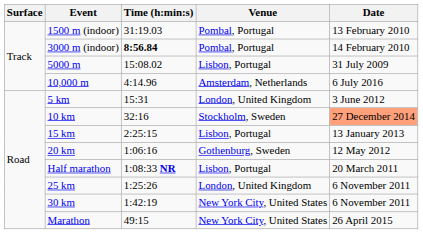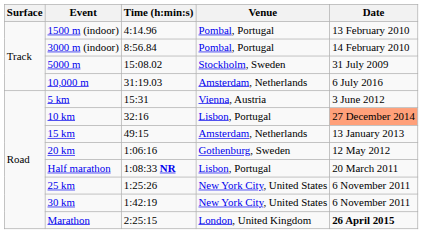(143, 30) 31:19.03 -> (140, 30) 4:14.96
(141, 47) bold -> (140, 47) normal
(235, 64) Lisbon, Portugal -> (242, 64) Stockholm, Sweden
(140, 82) 4:14.96 -> (143, 82) 31:19.03
(255, 99) London, United Kingdom -> (232, 99) Vienna, Austria
(242, 116) Stockholm, Sweden -> (235, 116) Lisbon, Portugal
(140, 133) 2:25:15 -> (136, 133) 49:15
(235, 133) Lisbon, Portugal -> (253, 133) Amsterdam, Netherlands
(255, 185) London, United Kingdom -> (263, 185) New York City, United States
(136, 220) 49:15 -> (140, 220) 2:25:15
(263, 220) New York City, United States -> (255, 220) London, United Kingdom
(362, 220) normal -> (363, 220) bold
